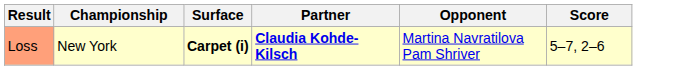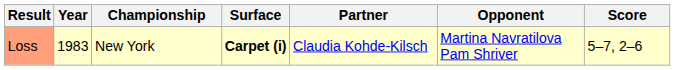+ column: (73, 15)
(307, 45) bold -> (360, 45) normal
